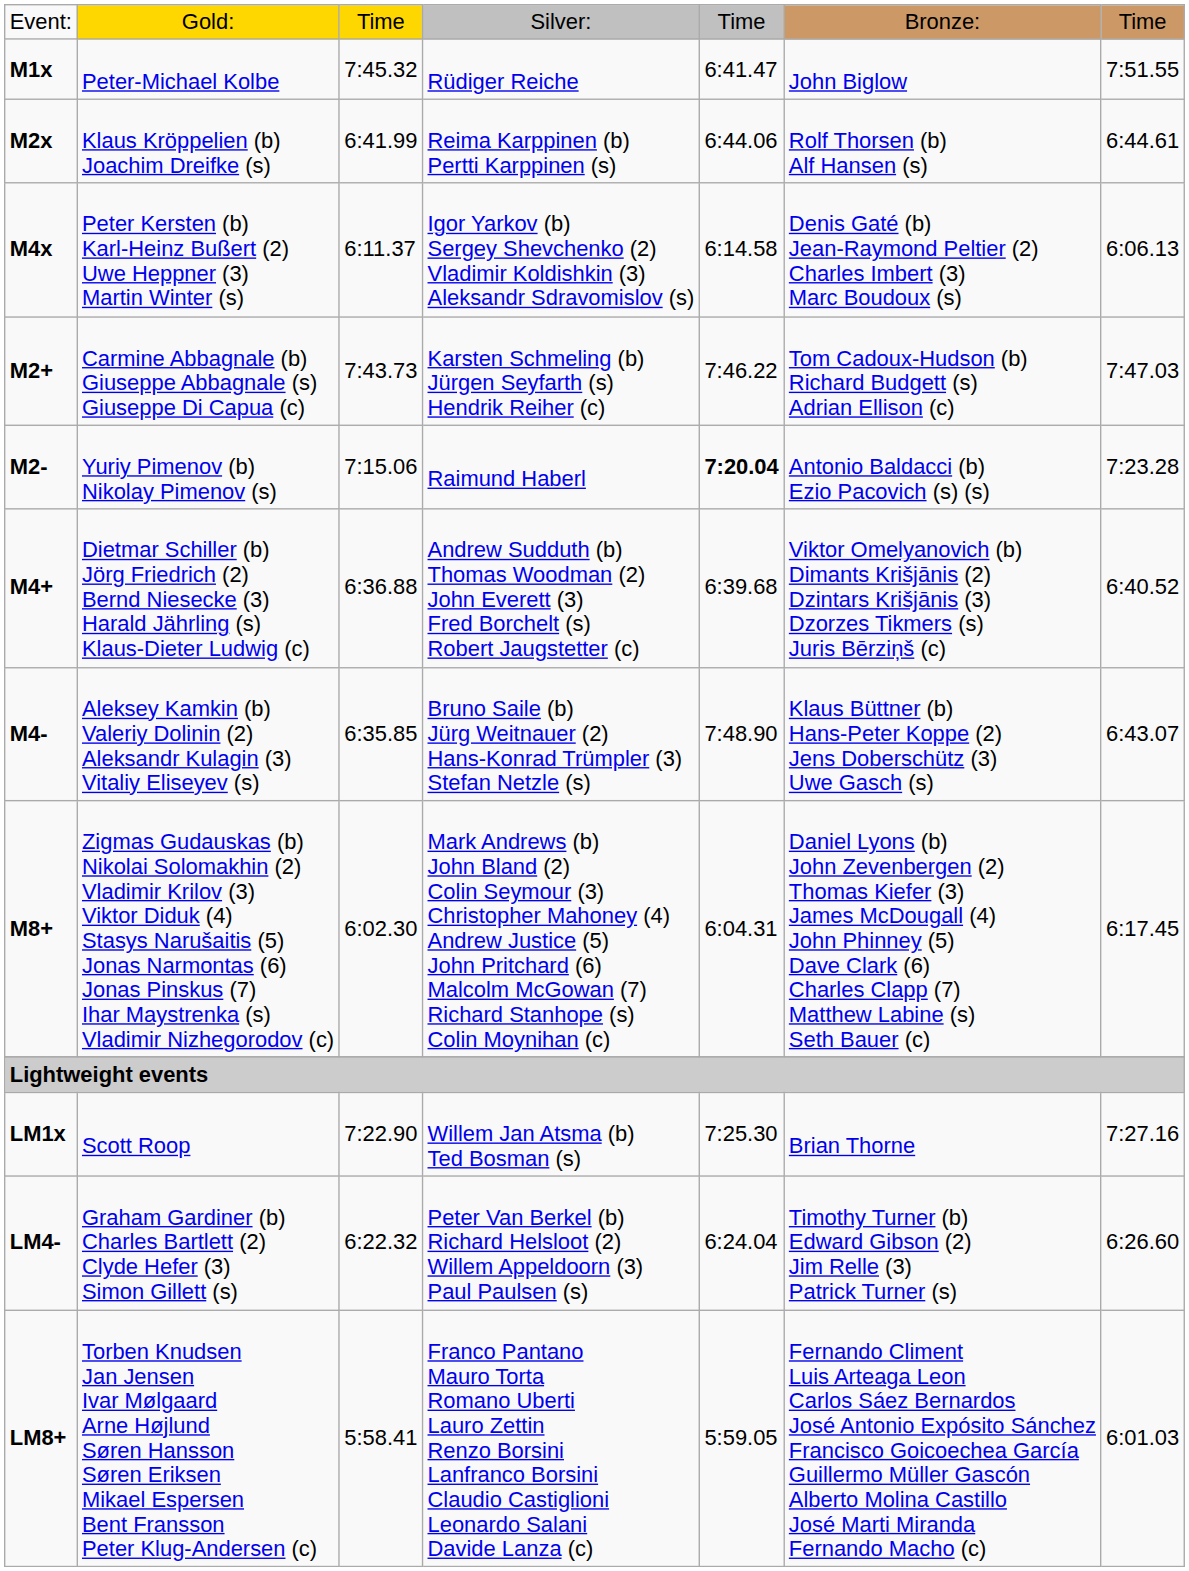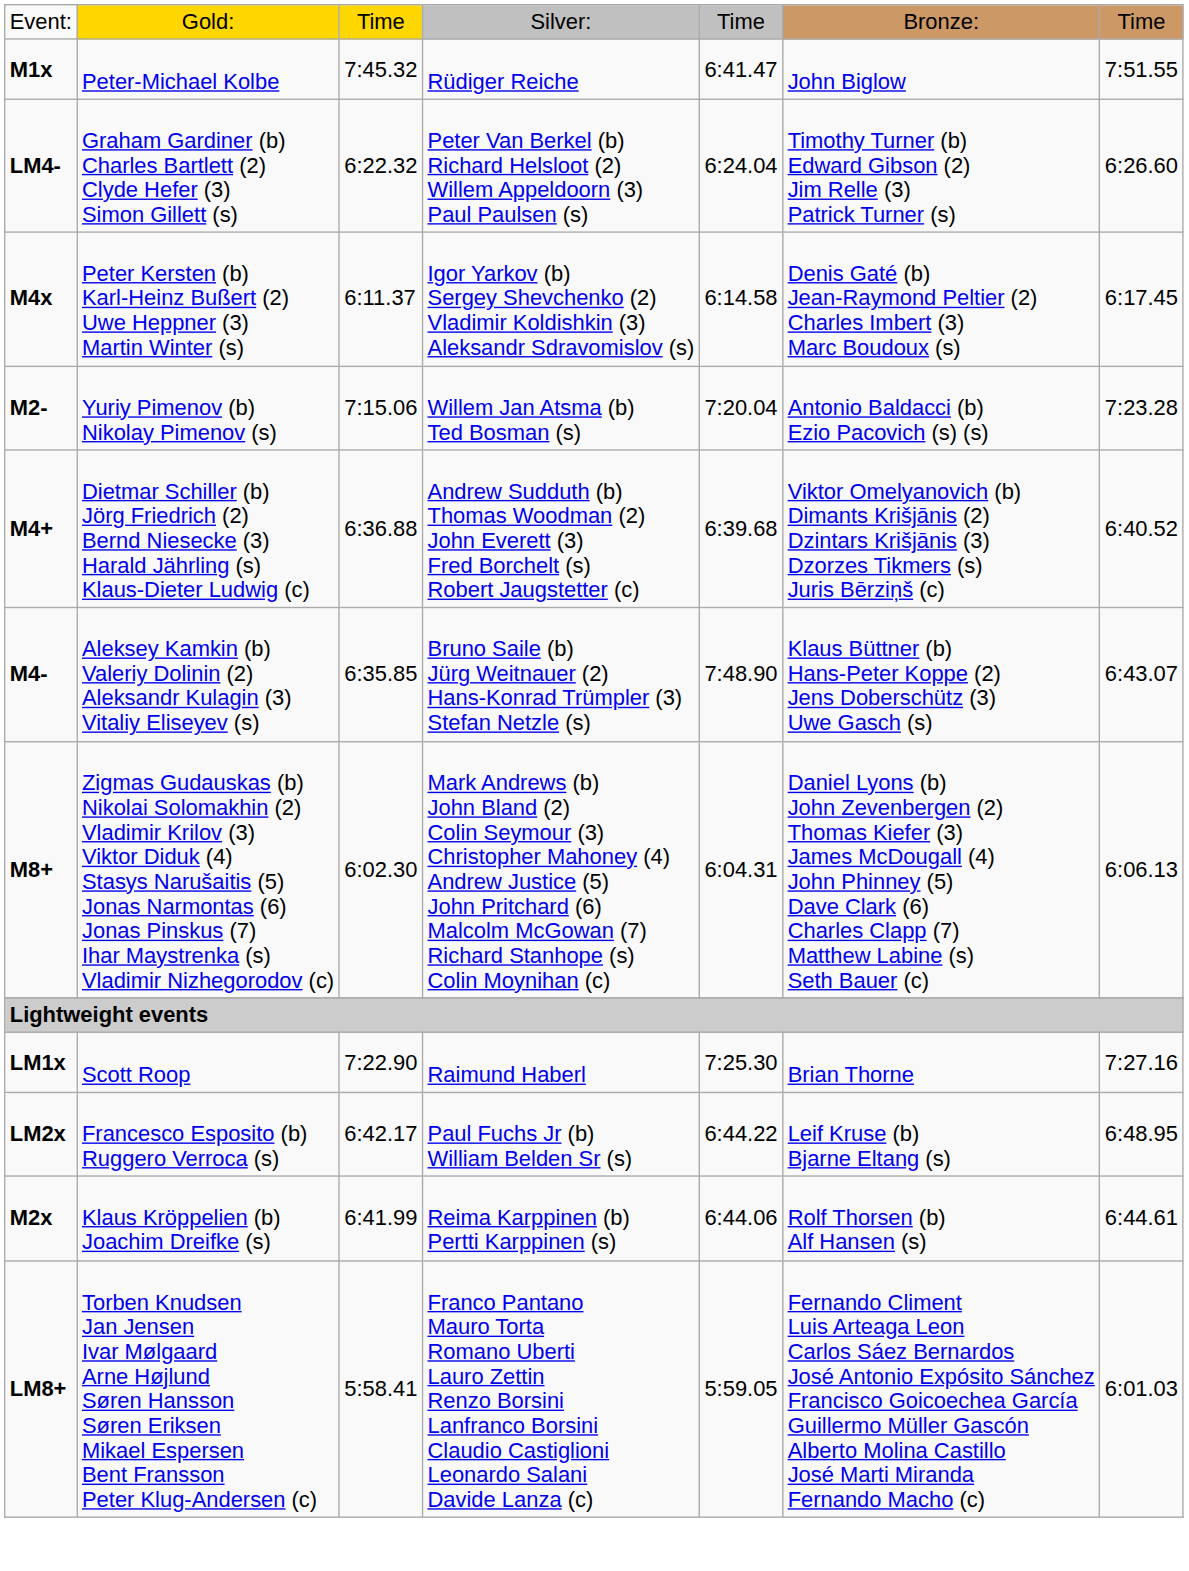rows swapped: (31, 140) <-> (35, 1242)
(1143, 249) 6:06.13 -> (1141, 298) 6:17.45
- row: (31, 370)
(507, 479) Raimund Haberl -> (531, 419) Willem Jan Atsma (b) Ted Bosman (s)
(742, 466) bold -> (741, 407) normal
(1143, 928) 6:17.45 -> (1141, 869) 6:06.13
(531, 1146) Willem Jan Atsma (b) Ted Bosman (s) -> (507, 1074) Raimund Haberl
+ row: (38, 1133)
